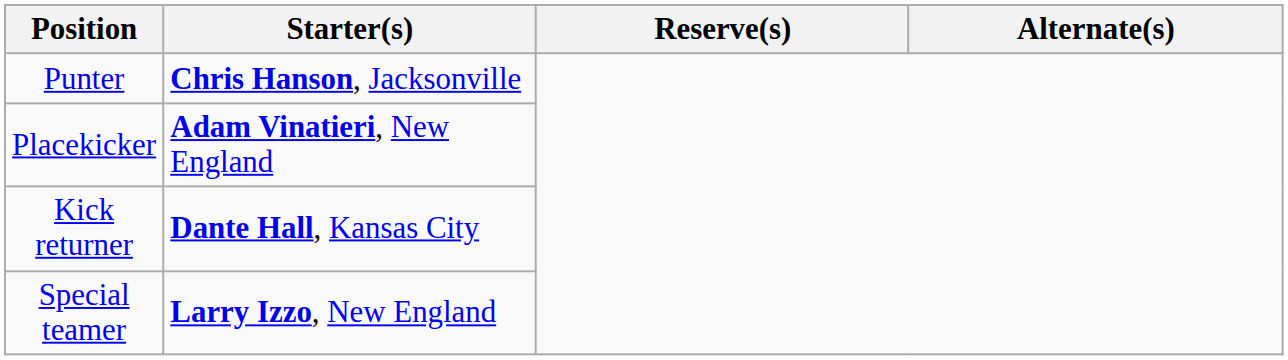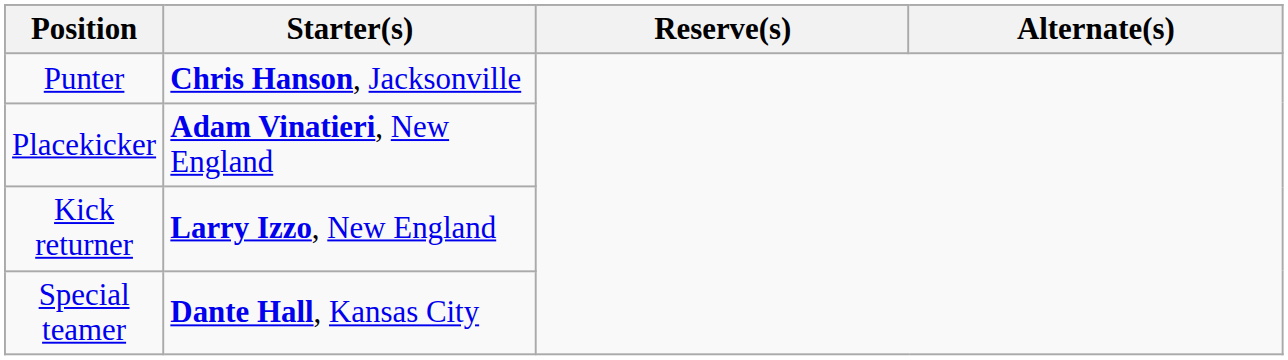(325, 228) Dante Hall, Kansas City -> (333, 228) Larry Izzo, New England
(333, 311) Larry Izzo, New England -> (325, 311) Dante Hall, Kansas City
